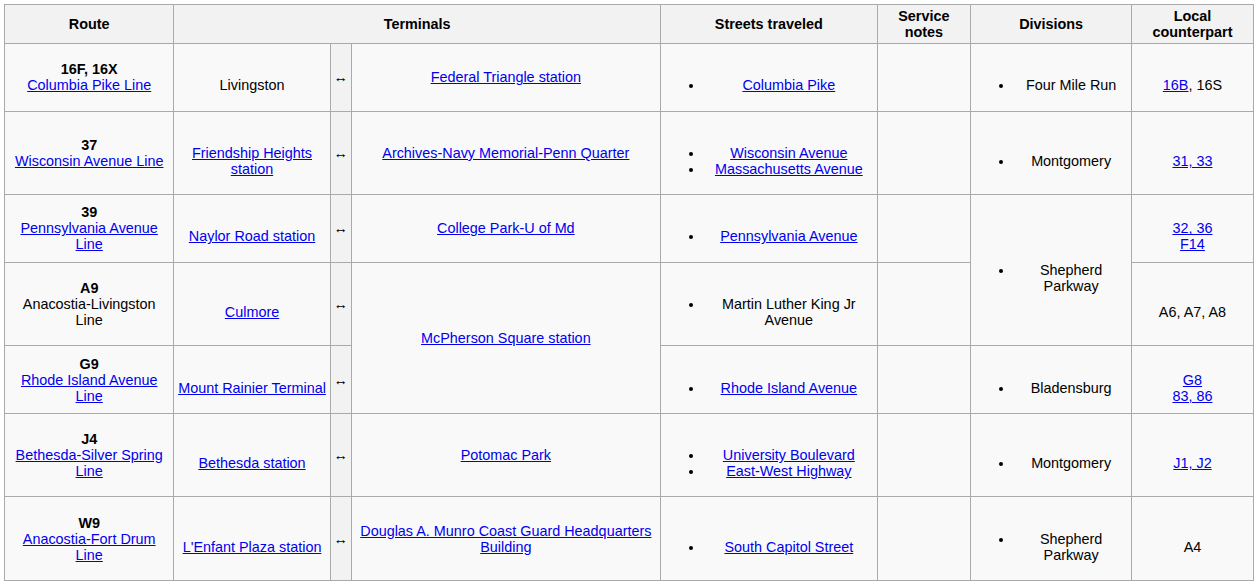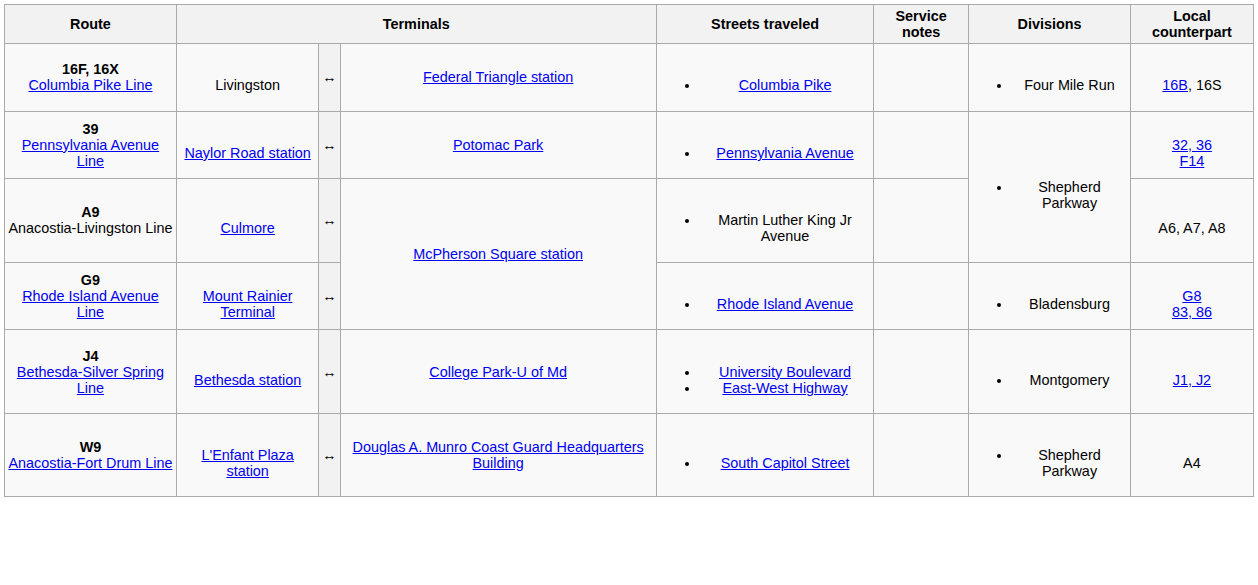- row: (89, 153)
(506, 228) College Park-U of Md -> (498, 145) Potomac Park
(506, 455) Potomac Park -> (498, 372) College Park-U of Md
